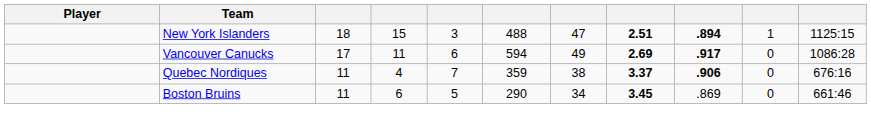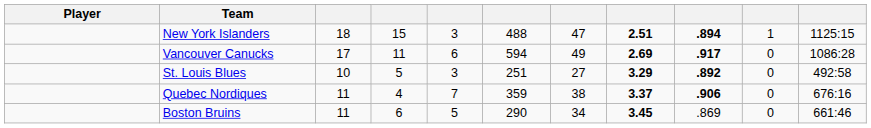+ row: (204, 73)
